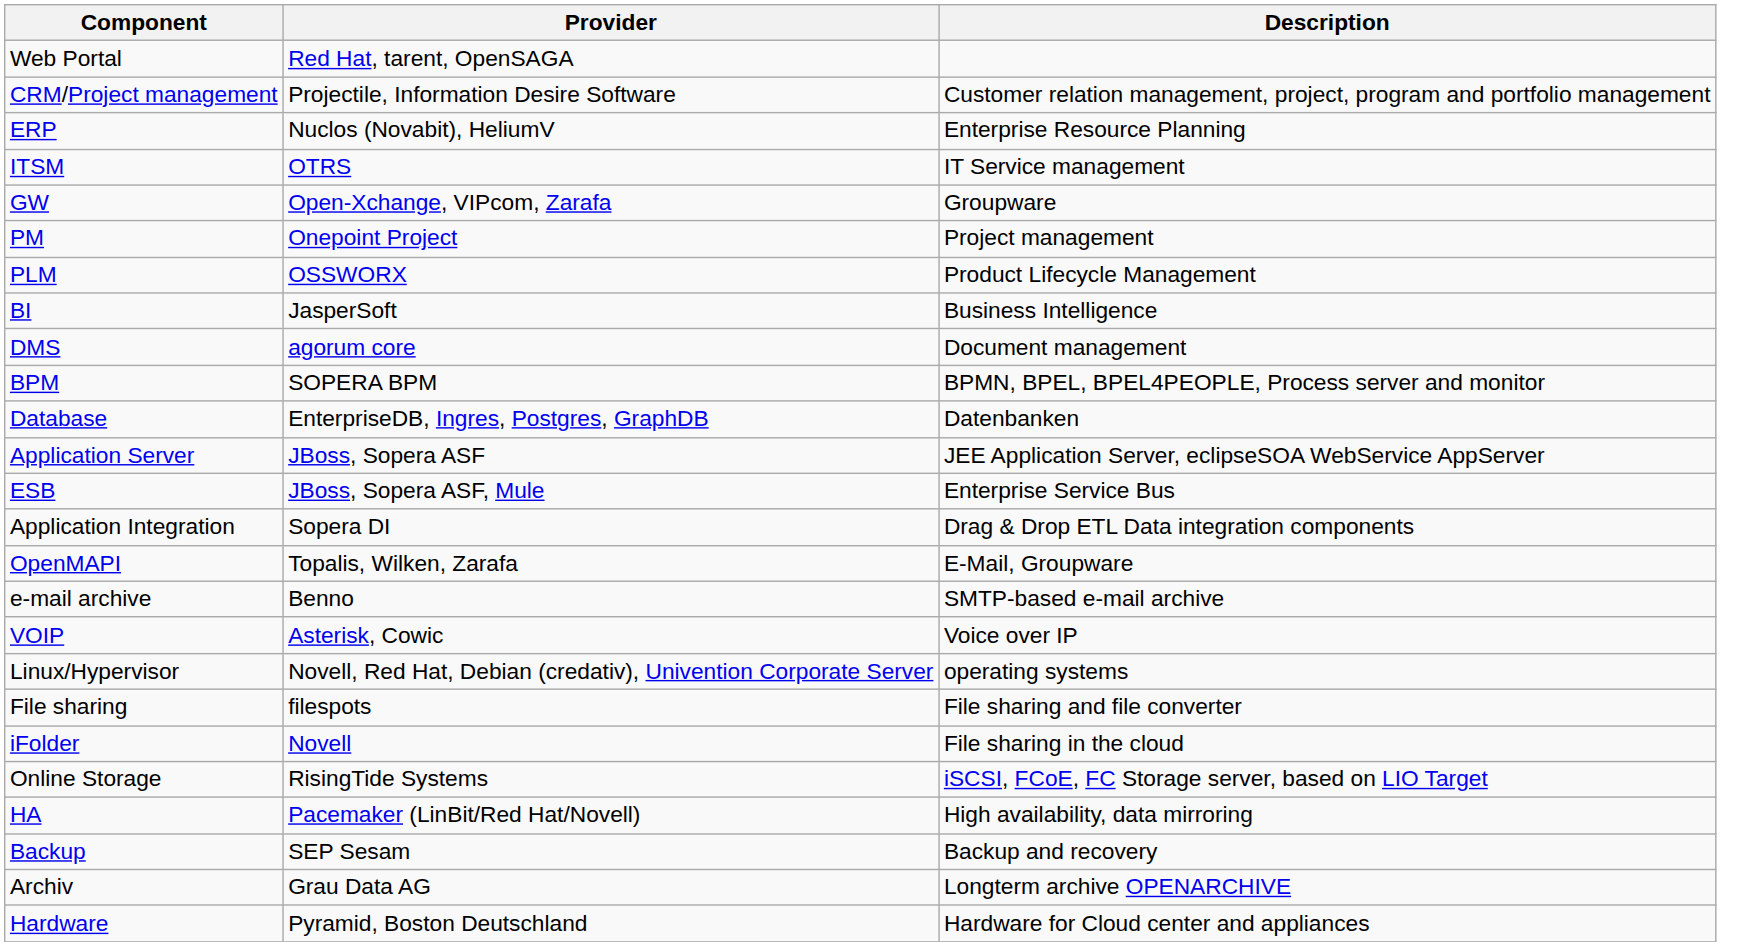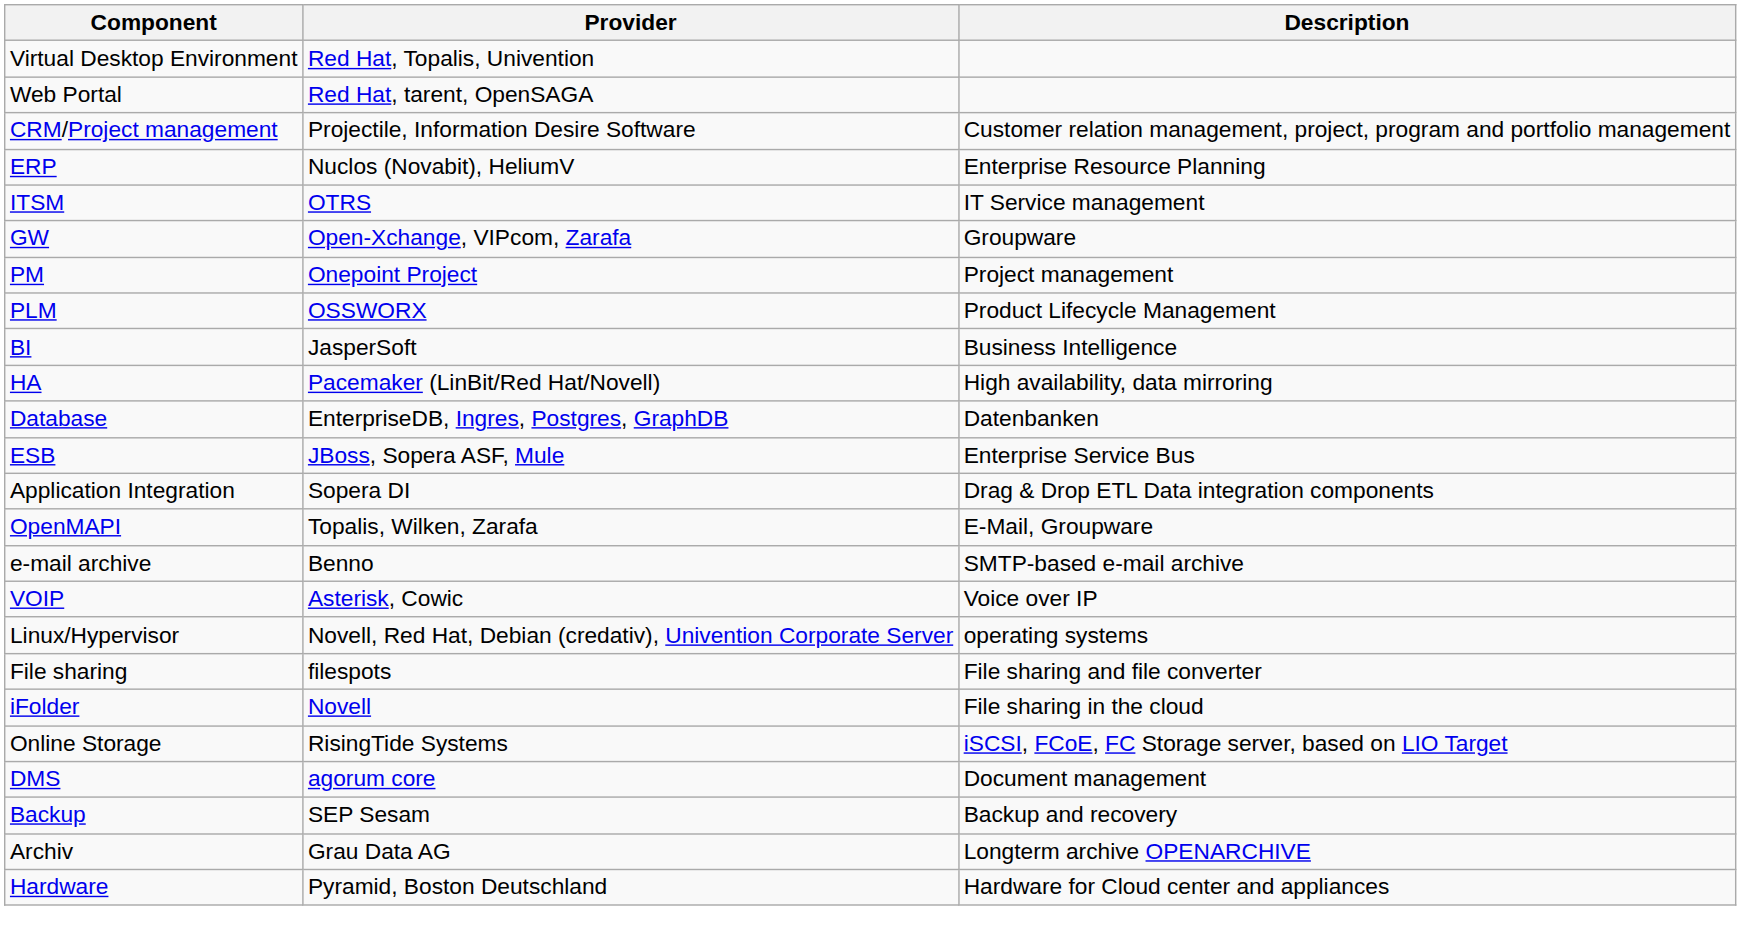+ row: (154, 58)
rows swapped: (35, 346) <-> (26, 815)
- row: (35, 382)
- row: (102, 454)
